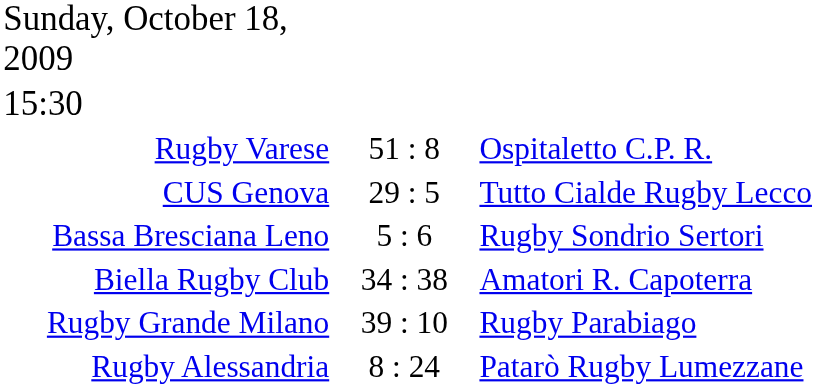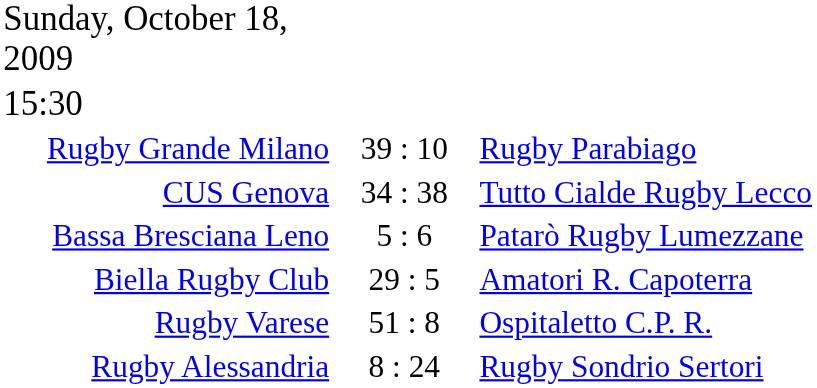rows swapped: (242, 148) <-> (188, 323)
(404, 192) 29 : 5 -> (404, 192) 34 : 38
(621, 235) Rugby Sondrio Sertori -> (641, 235) Patarò Rugby Lumezzane
(404, 279) 34 : 38 -> (404, 279) 29 : 5
(641, 366) Patarò Rugby Lumezzane -> (621, 366) Rugby Sondrio Sertori
